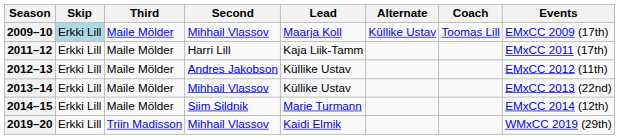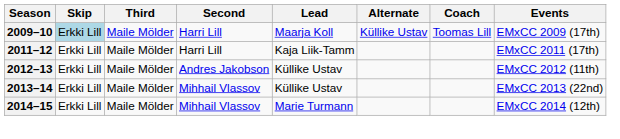(228, 32) Mihhail Vlassov -> (200, 32) Harri Lill
(218, 106) Siim Sildnik -> (220, 106) Mihhail Vlassov
- row: (30, 124)
